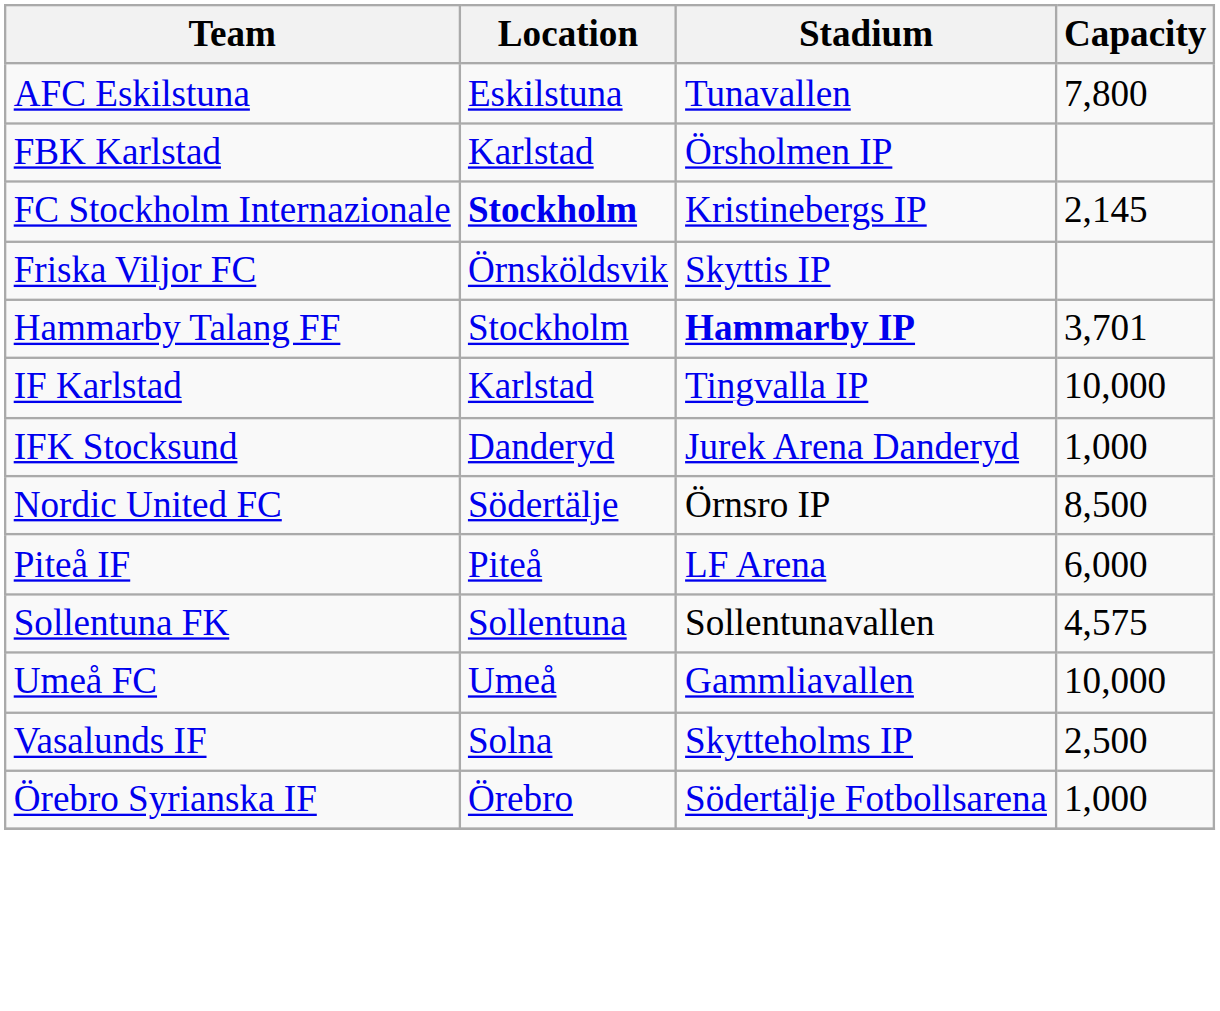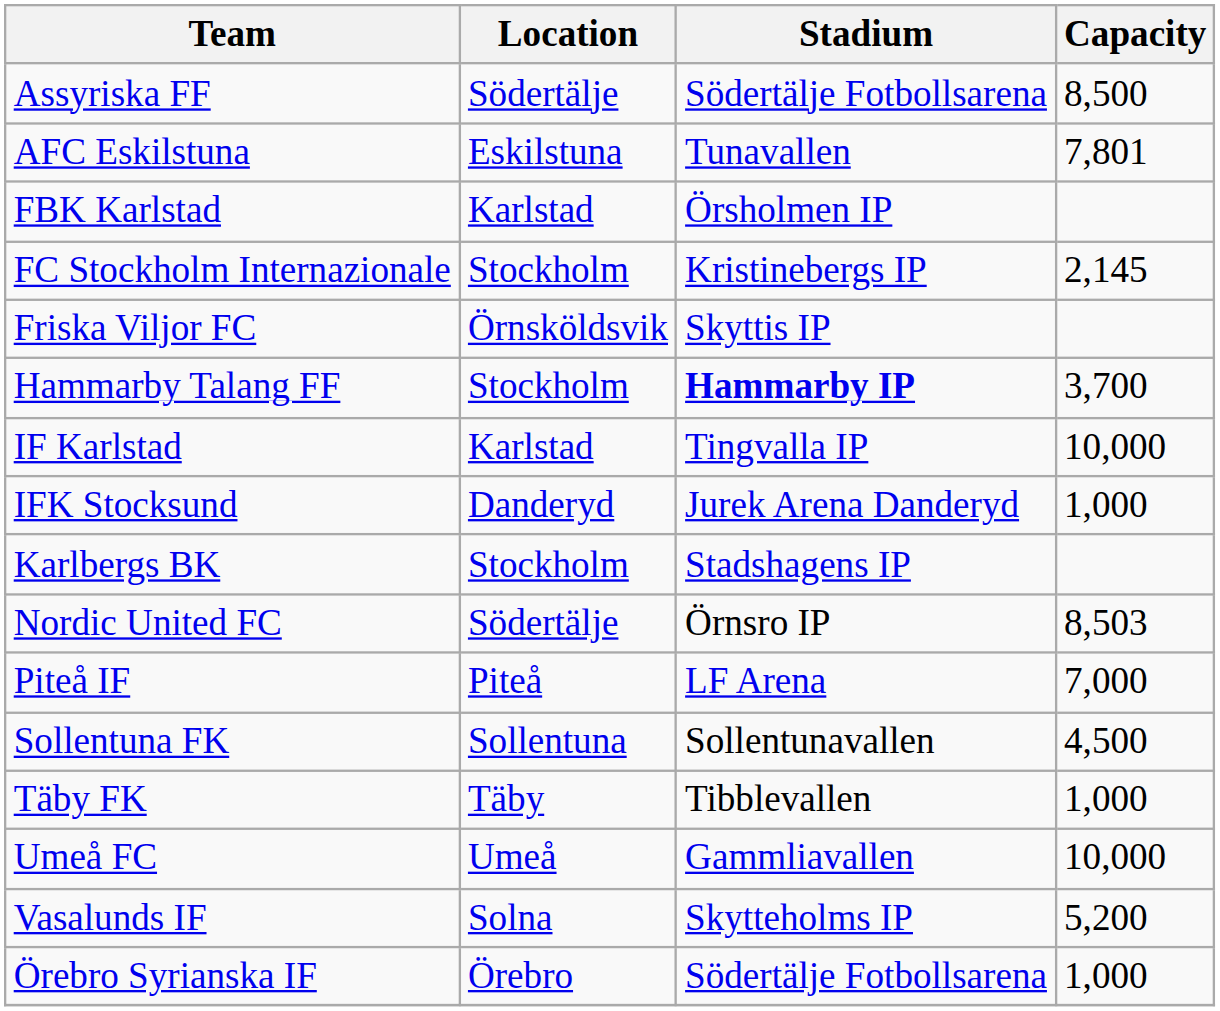+ row: (112, 92)
(1106, 92) 7,800 -> (1106, 151) 7,801
(552, 210) bold -> (548, 269) normal
(1106, 328) 3,701 -> (1106, 387) 3,700
+ row: (117, 563)
(1106, 504) 8,500 -> (1106, 622) 8,503
(1106, 563) 6,000 -> (1106, 681) 7,000
(1106, 622) 4,575 -> (1106, 740) 4,500
+ row: (80, 799)
(1106, 740) 2,500 -> (1106, 916) 5,200
